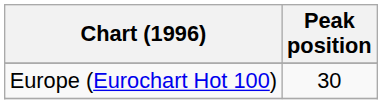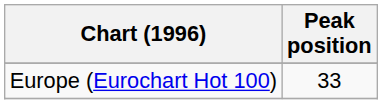(329, 80) 30 -> (329, 80) 33
